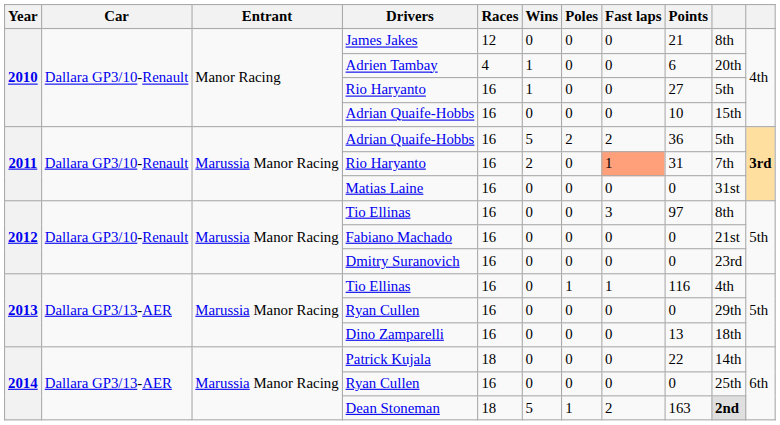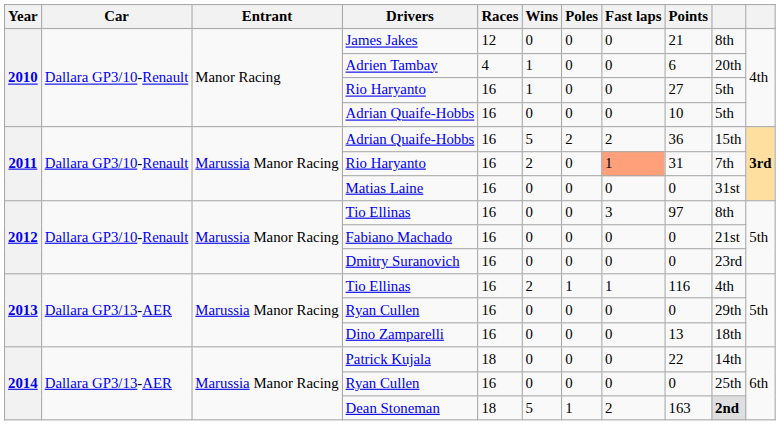(728, 114) 15th -> (725, 114) 5th
(725, 138) 5th -> (728, 138) 15th
(529, 285) 0 -> (529, 285) 2
